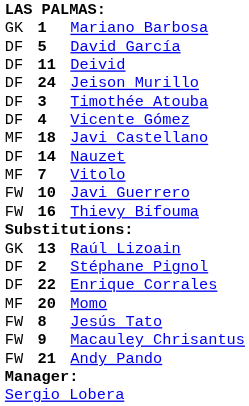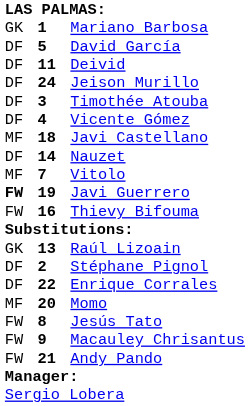(14, 194) normal -> (14, 194) bold
(47, 194) 10 -> (47, 194) 19
